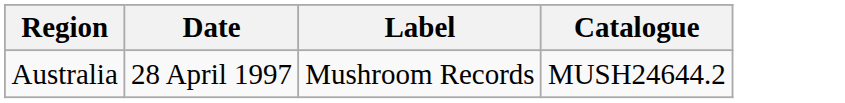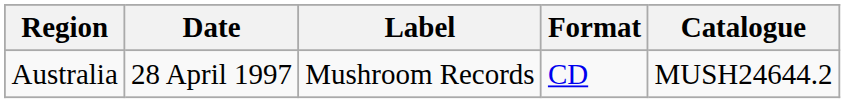+ column: (595, 27)
